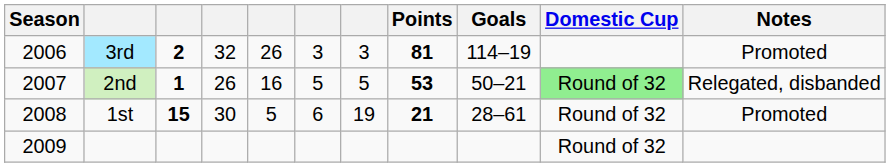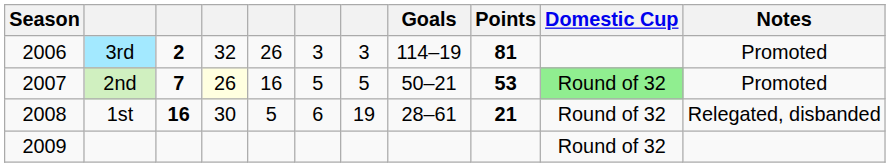columns swapped: (499, 20) <-> (422, 20)
(179, 83) 1 -> (179, 83) 7
(225, 83) no background -> (225, 83) lightyellow background
(784, 83) Relegated, disbanded -> (784, 83) Promoted
(179, 114) 15 -> (179, 114) 16
(784, 114) Promoted -> (784, 114) Relegated, disbanded
